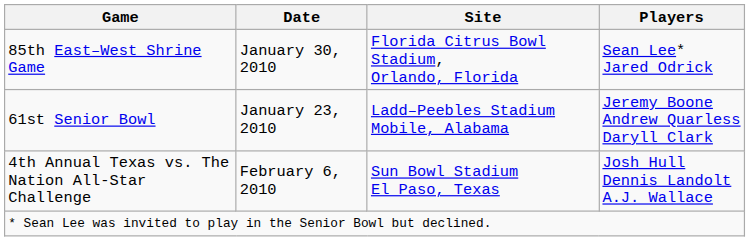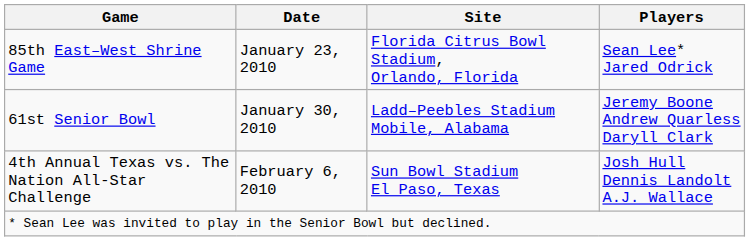(290, 60) January 30, 2010 -> (290, 60) January 23, 2010
(290, 120) January 23, 2010 -> (290, 120) January 30, 2010
